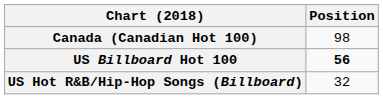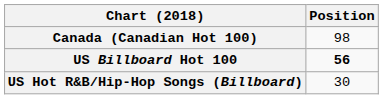(342, 82) 32 -> (342, 82) 30
